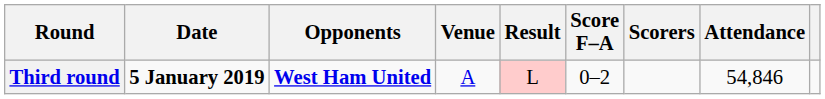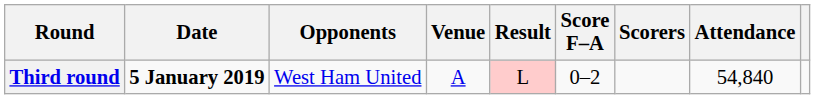(353, 76) bold -> (348, 76) normal
(755, 76) 54,846 -> (745, 76) 54,840
